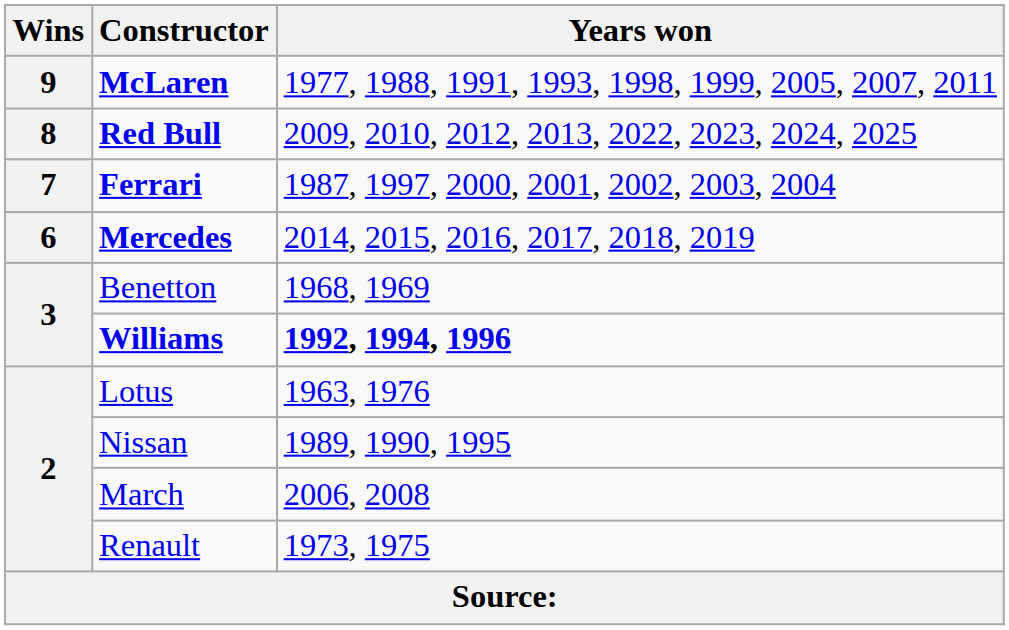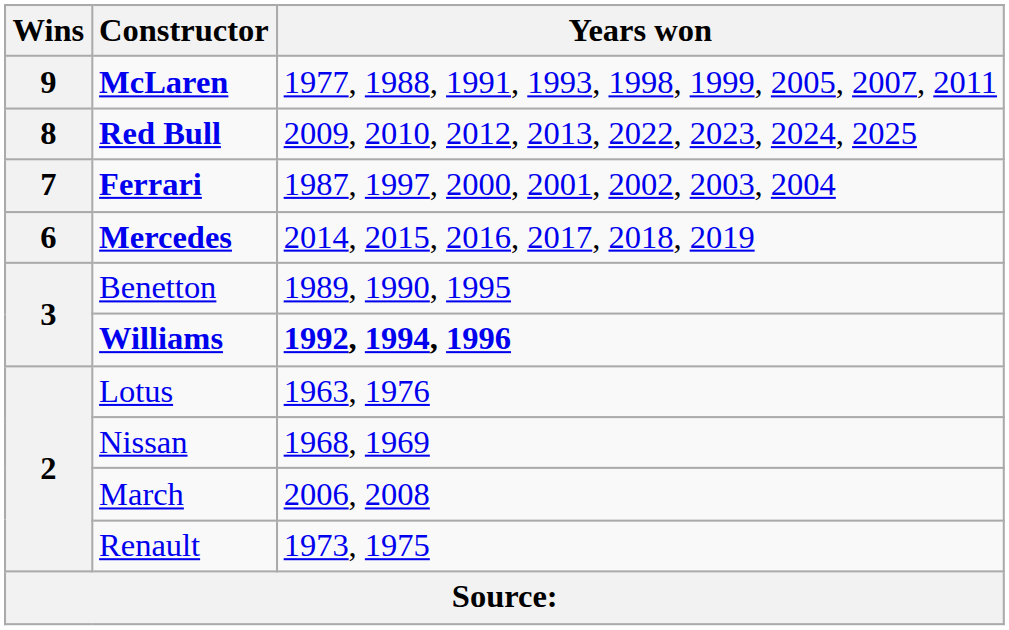(357, 287) 1968, 1969 -> (397, 287) 1989, 1990, 1995
(397, 442) 1989, 1990, 1995 -> (357, 442) 1968, 1969
